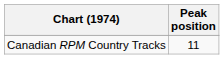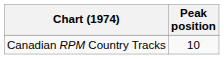(194, 44) 11 -> (194, 44) 10
